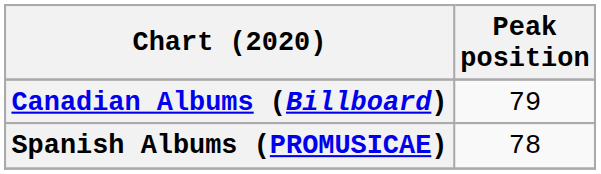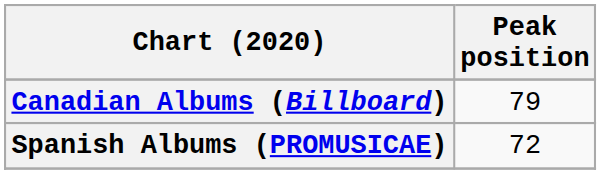(525, 146) 78 -> (525, 146) 72
